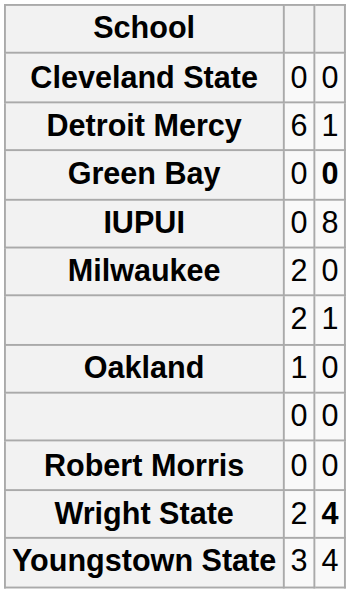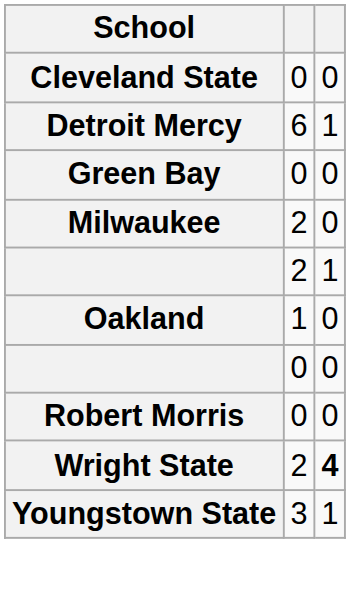(330, 174) bold -> (330, 174) normal
- row: (144, 222)
(330, 561) 4 -> (330, 513) 1
